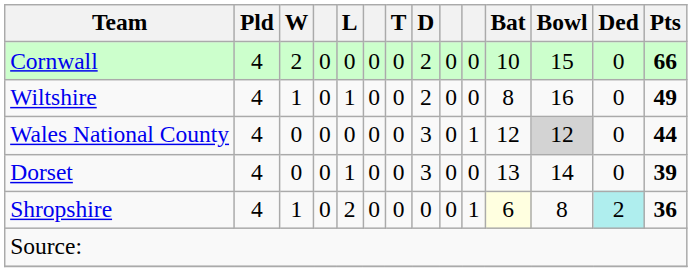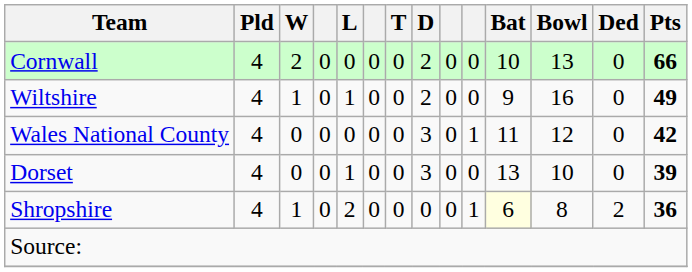(562, 60) 15 -> (562, 60) 13
(508, 97) 8 -> (508, 97) 9
(508, 135) 12 -> (508, 135) 11
(562, 135) lightgrey background -> (562, 135) no background
(665, 135) 44 -> (665, 135) 42
(562, 172) 14 -> (562, 172) 10
(619, 209) paleturquoise background -> (619, 209) no background
